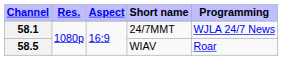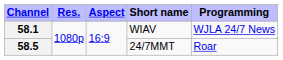(152, 30) 24/7MMT -> (143, 30) WIAV
(143, 47) WIAV -> (152, 47) 24/7MMT
